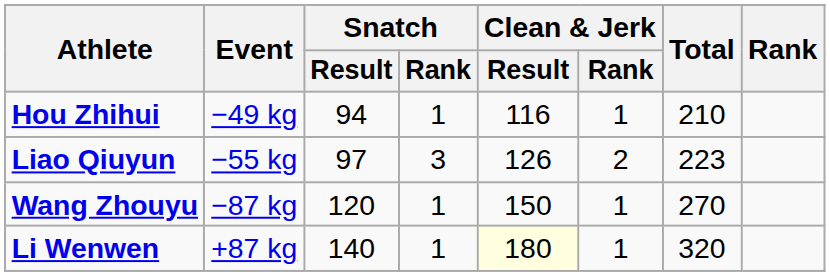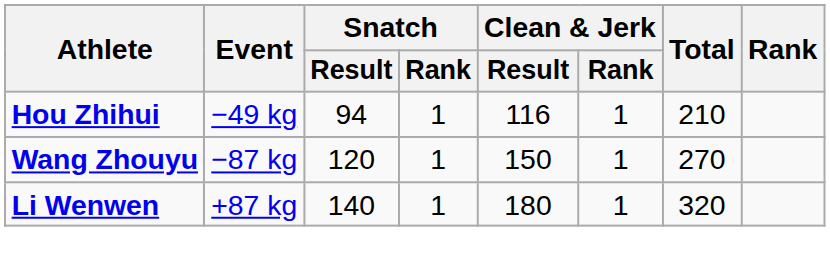- row: (94, 160)
(528, 249) lightyellow background -> (528, 205) no background
